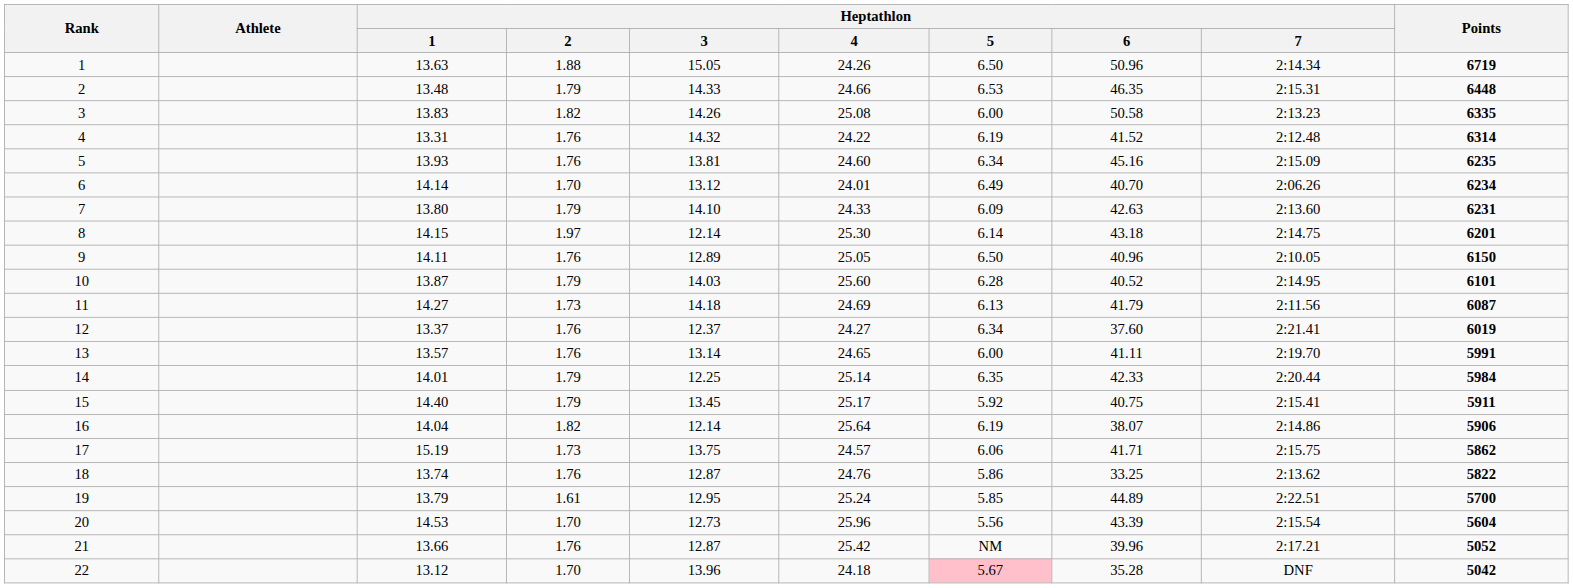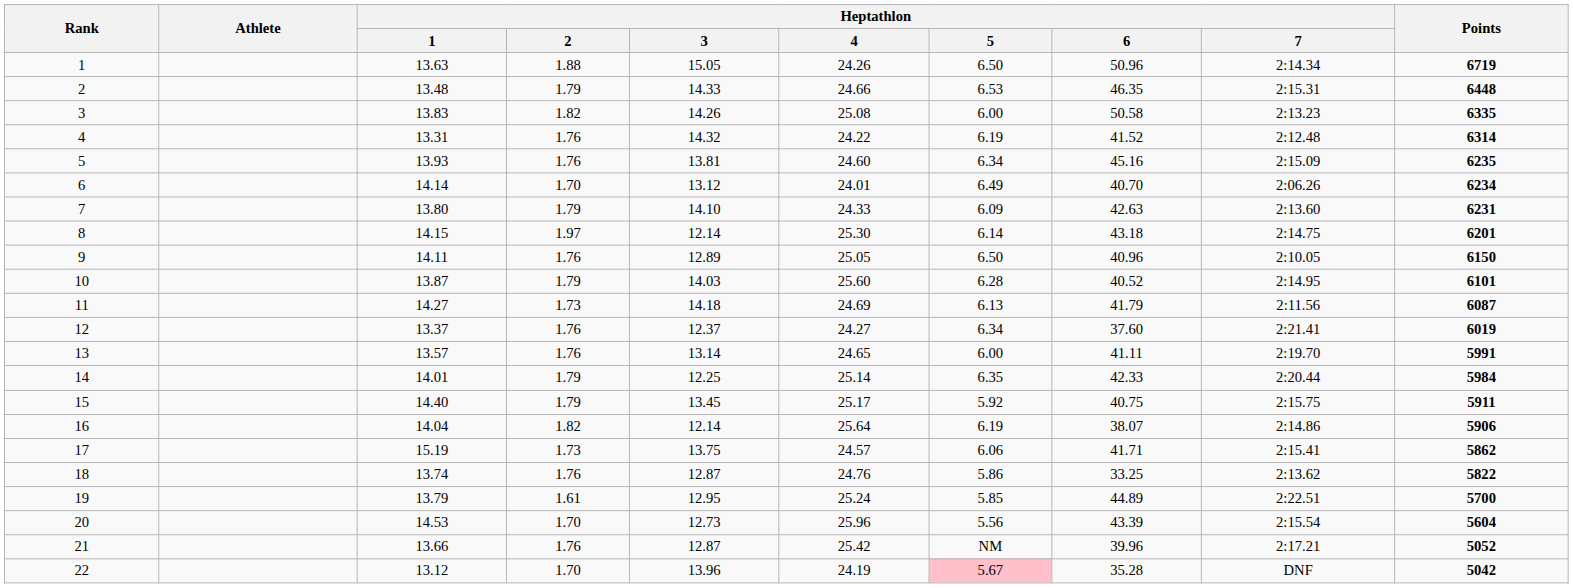(1298, 401) 2:15.41 -> (1298, 401) 2:15.75
(1298, 449) 2:15.75 -> (1298, 449) 2:15.41
(854, 570) 24.18 -> (854, 570) 24.19
